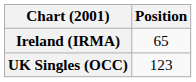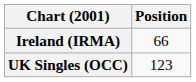(161, 40) 65 -> (161, 40) 66
